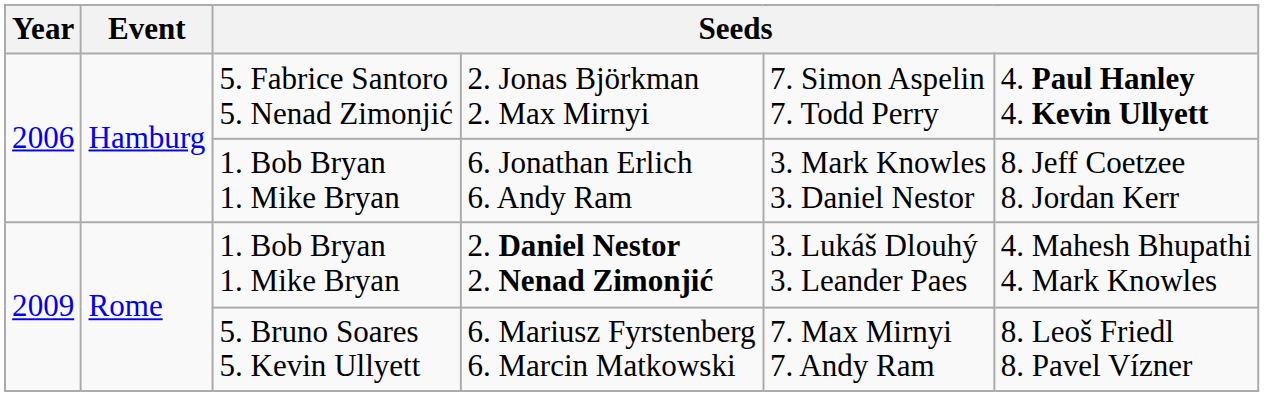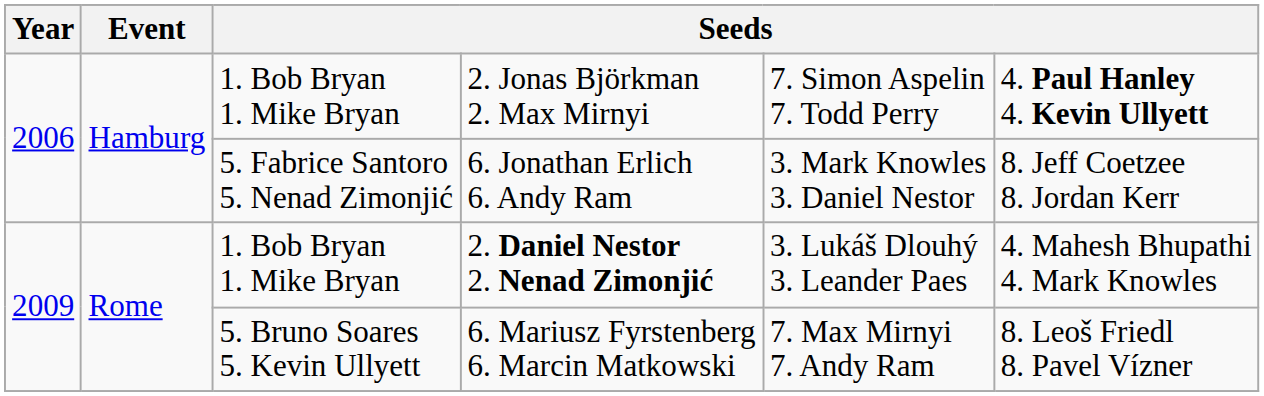(336, 95) 5. Fabrice Santoro 5. Nenad Zimonjić -> (310, 95) 1. Bob Bryan 1. Mike Bryan
(310, 179) 1. Bob Bryan 1. Mike Bryan -> (336, 179) 5. Fabrice Santoro 5. Nenad Zimonjić
